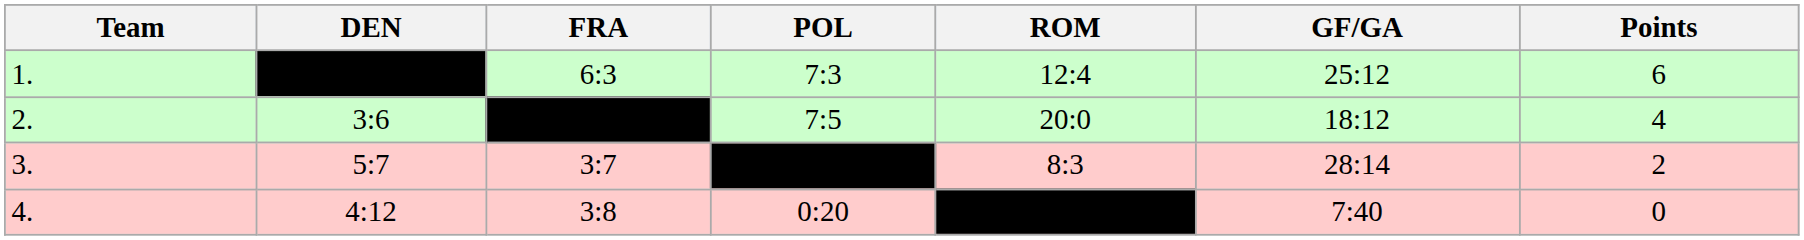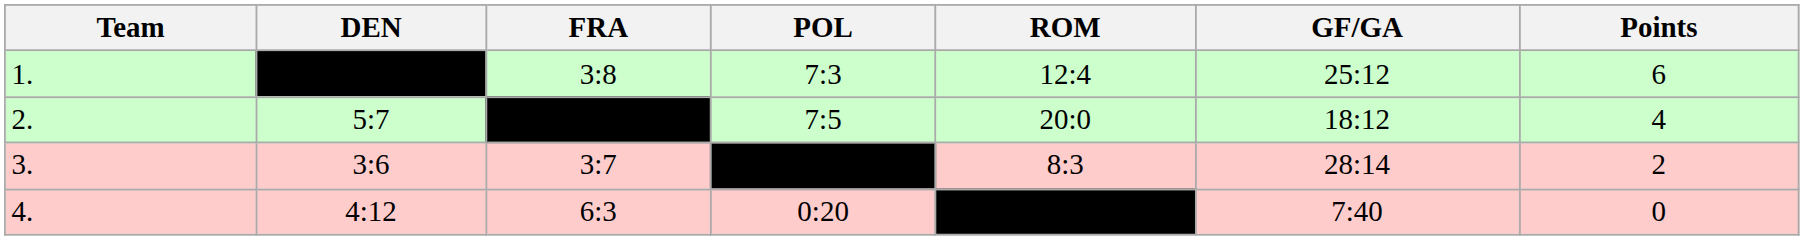(598, 73) 6:3 -> (598, 73) 3:8
(371, 119) 3:6 -> (371, 119) 5:7
(371, 165) 5:7 -> (371, 165) 3:6
(598, 211) 3:8 -> (598, 211) 6:3
